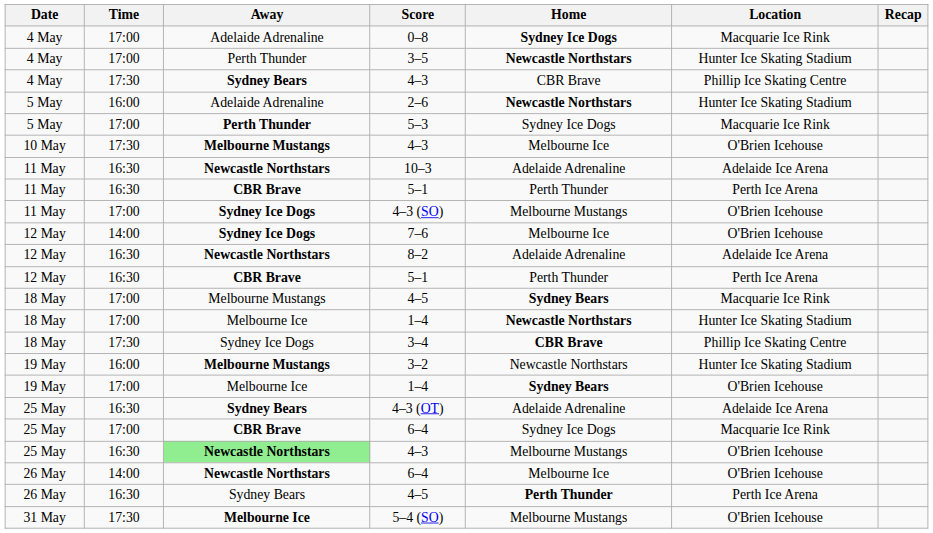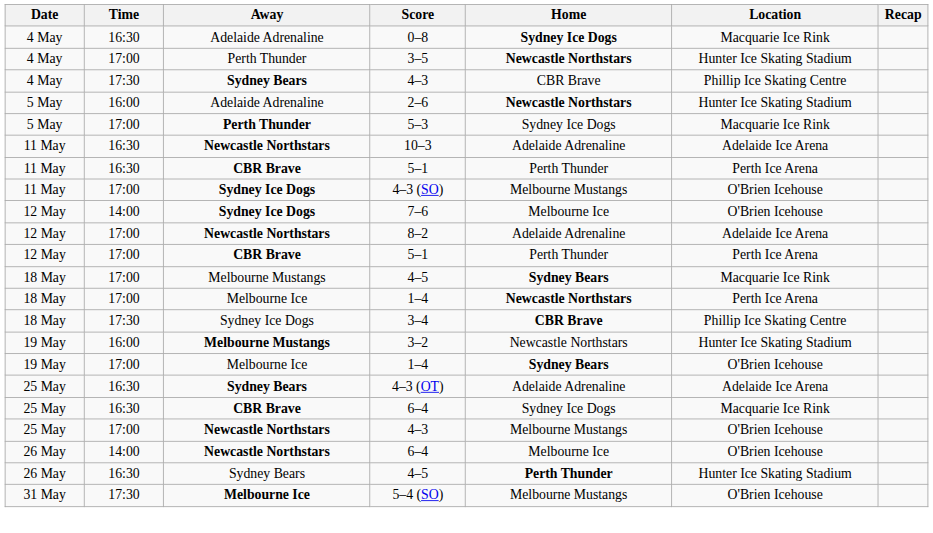(124, 37) 17:00 -> (124, 37) 16:30
- row: (45, 146)
(124, 255) 16:30 -> (124, 233) 17:00
(124, 277) 16:30 -> (124, 255) 17:00
(775, 320) Hunter Ice Skating Stadium -> (775, 299) Perth Ice Arena
(124, 430) 17:00 -> (124, 408) 16:30
(124, 451) 16:30 -> (124, 430) 17:00
(267, 451) lightgreen background -> (267, 430) no background
(775, 495) Perth Ice Arena -> (775, 473) Hunter Ice Skating Stadium
